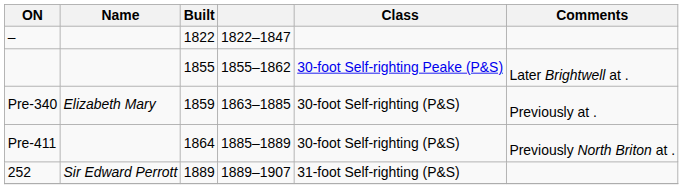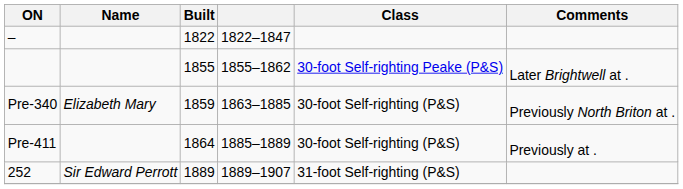(553, 113) Previously at . -> (592, 113) Previously North Briton at .
(592, 150) Previously North Briton at . -> (553, 150) Previously at .
